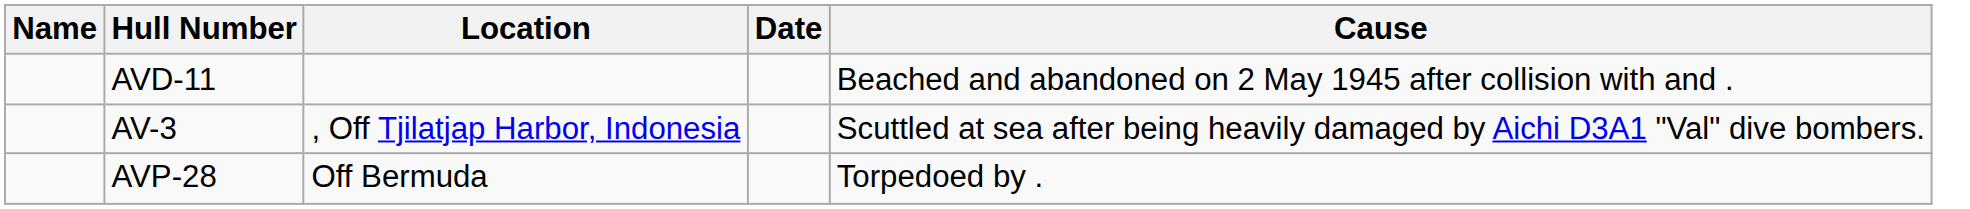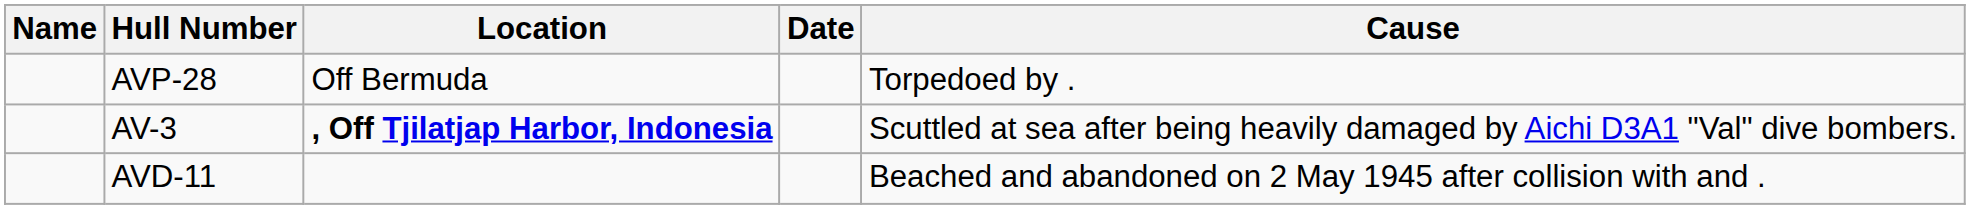rows swapped: (164, 177) <-> (164, 78)
(526, 128) normal -> (542, 128) bold
